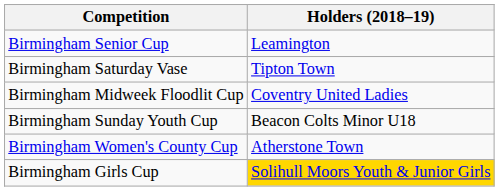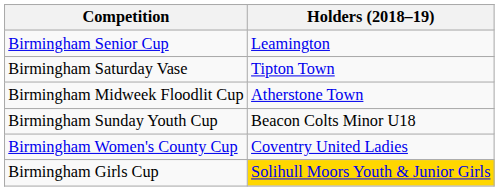(329, 95) Coventry United Ladies -> (307, 95) Atherstone Town
(307, 146) Atherstone Town -> (329, 146) Coventry United Ladies
